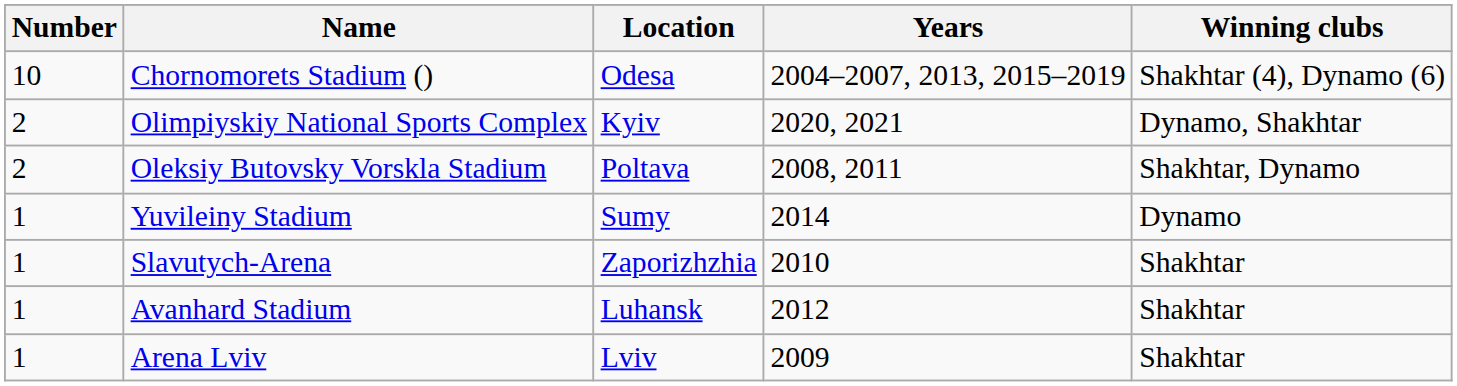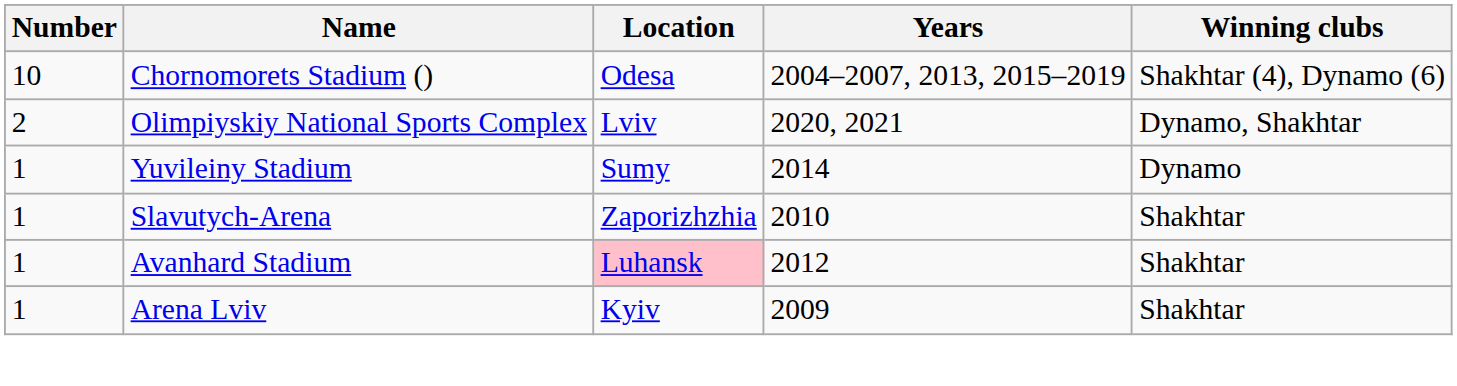(630, 121) Kyiv -> (629, 121) Lviv
- row: (339, 168)
(652, 309) no background -> (652, 262) pink background
(629, 356) Lviv -> (630, 309) Kyiv
